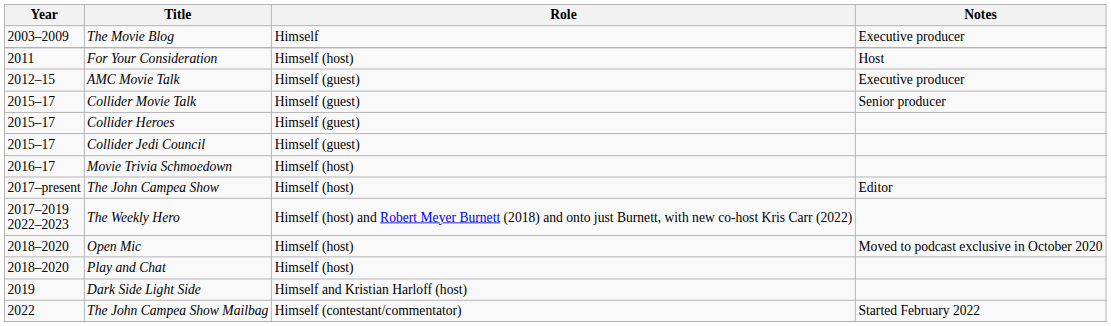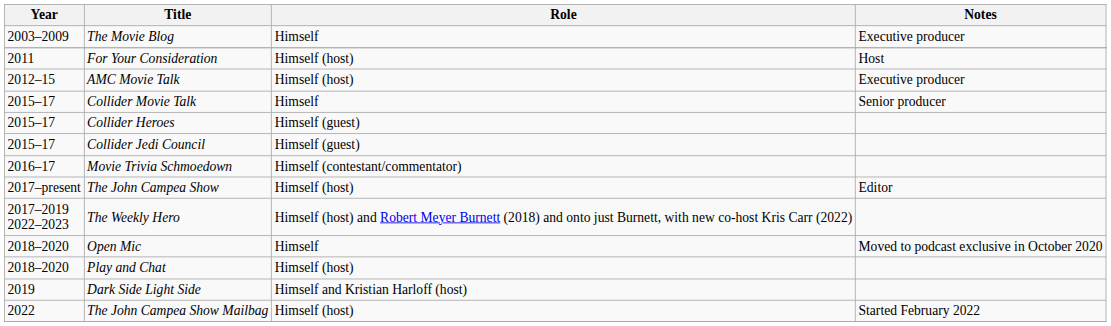(317, 79) Himself (guest) -> (314, 79) Himself (host)
(317, 101) Himself (guest) -> (297, 101) Himself
(314, 166) Himself (host) -> (368, 166) Himself (contestant/commentator)
(314, 246) Himself (host) -> (297, 246) Himself
(368, 310) Himself (contestant/commentator) -> (314, 310) Himself (host)
